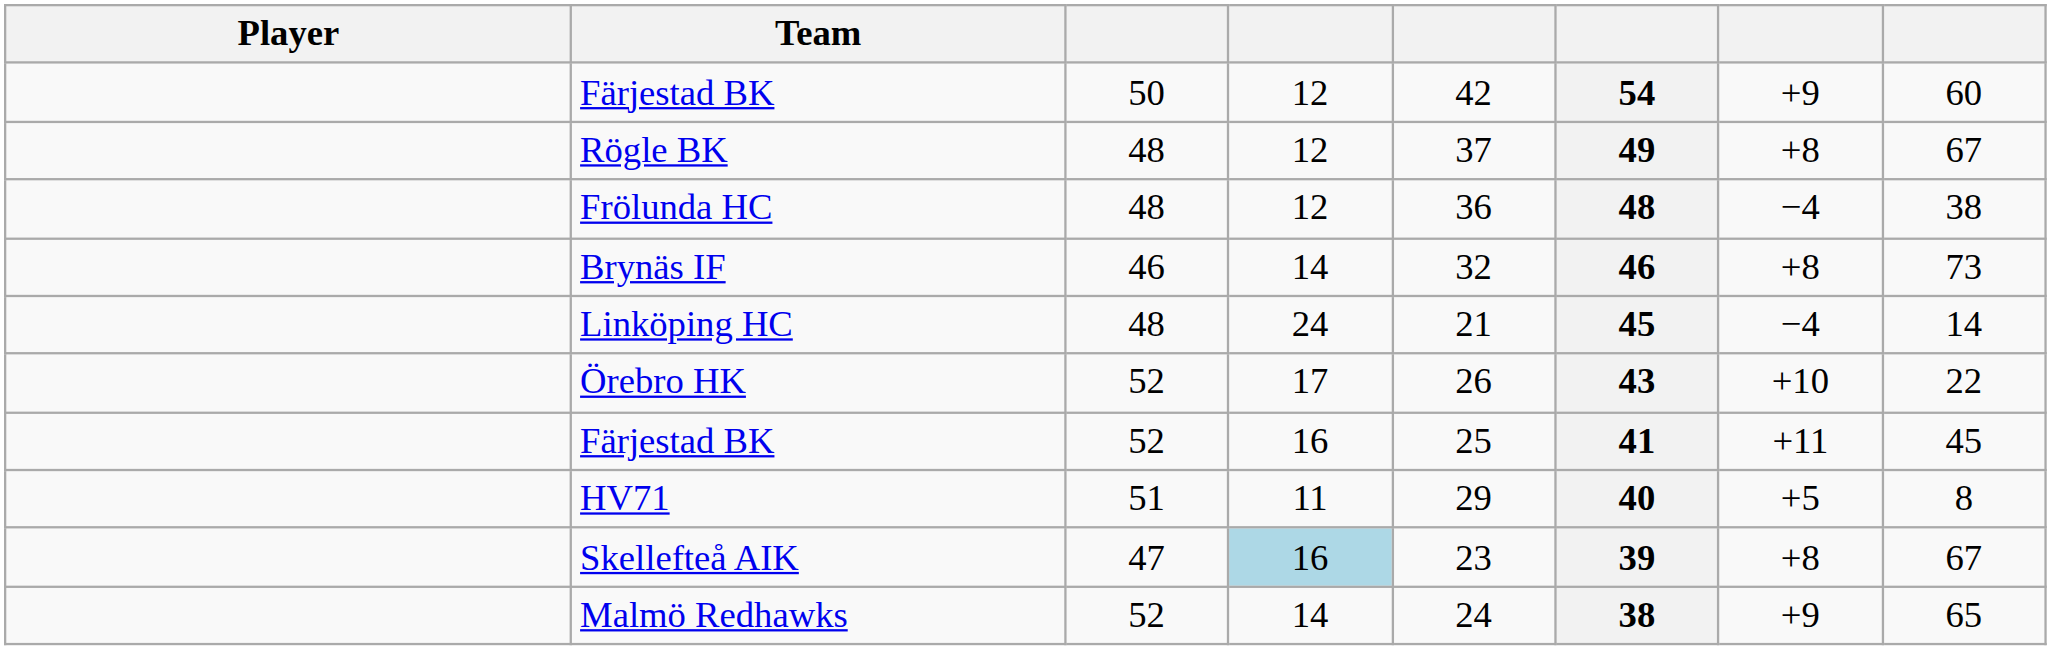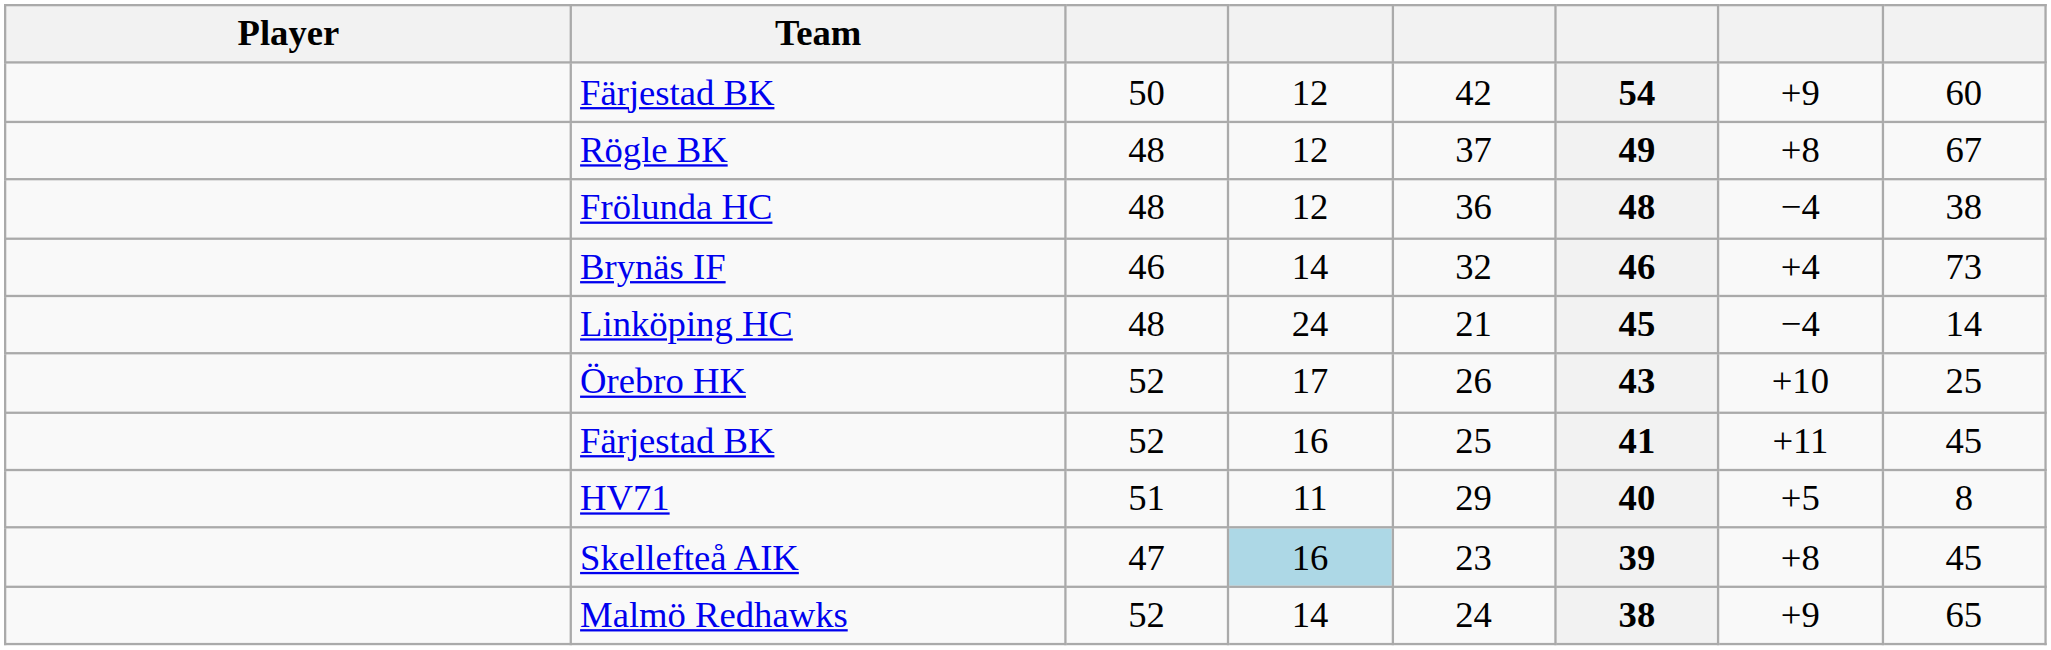(1800, 265) +8 -> (1800, 265) +4
(1964, 382) 22 -> (1964, 382) 25
(1964, 556) 67 -> (1964, 556) 45
